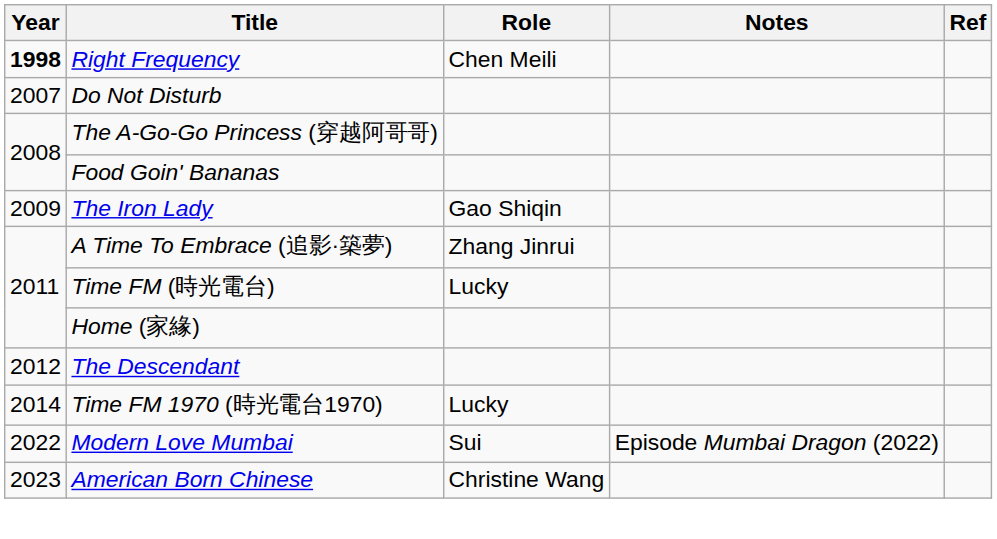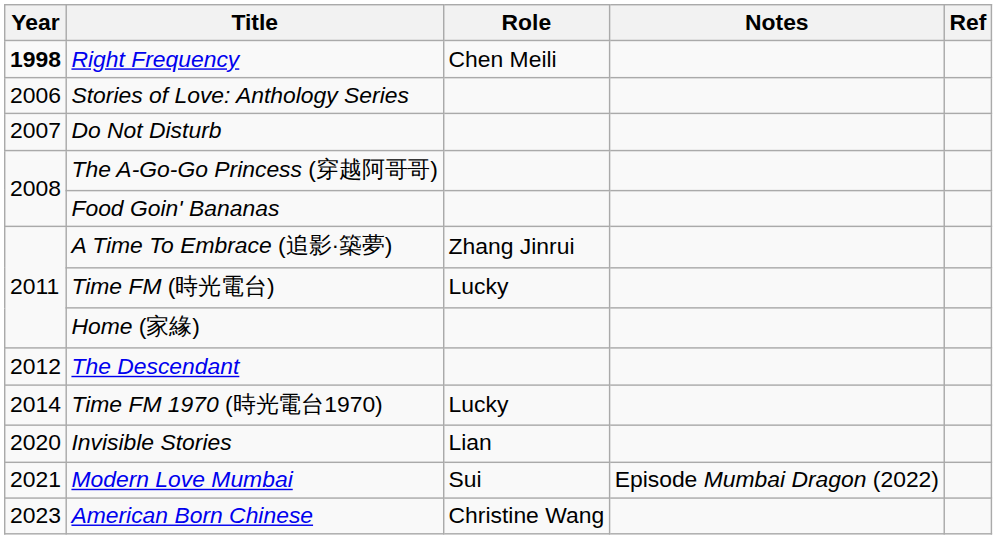+ row: (240, 95)
- row: (142, 208)
+ row: (152, 443)
(35, 443) 2022 -> (35, 479) 2021
